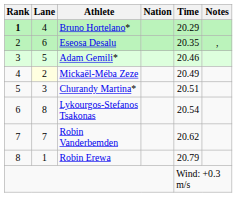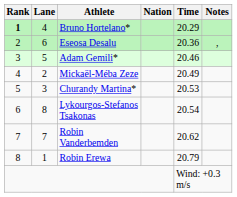(188, 43) 20.35 -> (188, 43) 20.36
(44, 74) lightyellow background -> (44, 74) no background
(188, 89) 20.51 -> (188, 89) 20.53
